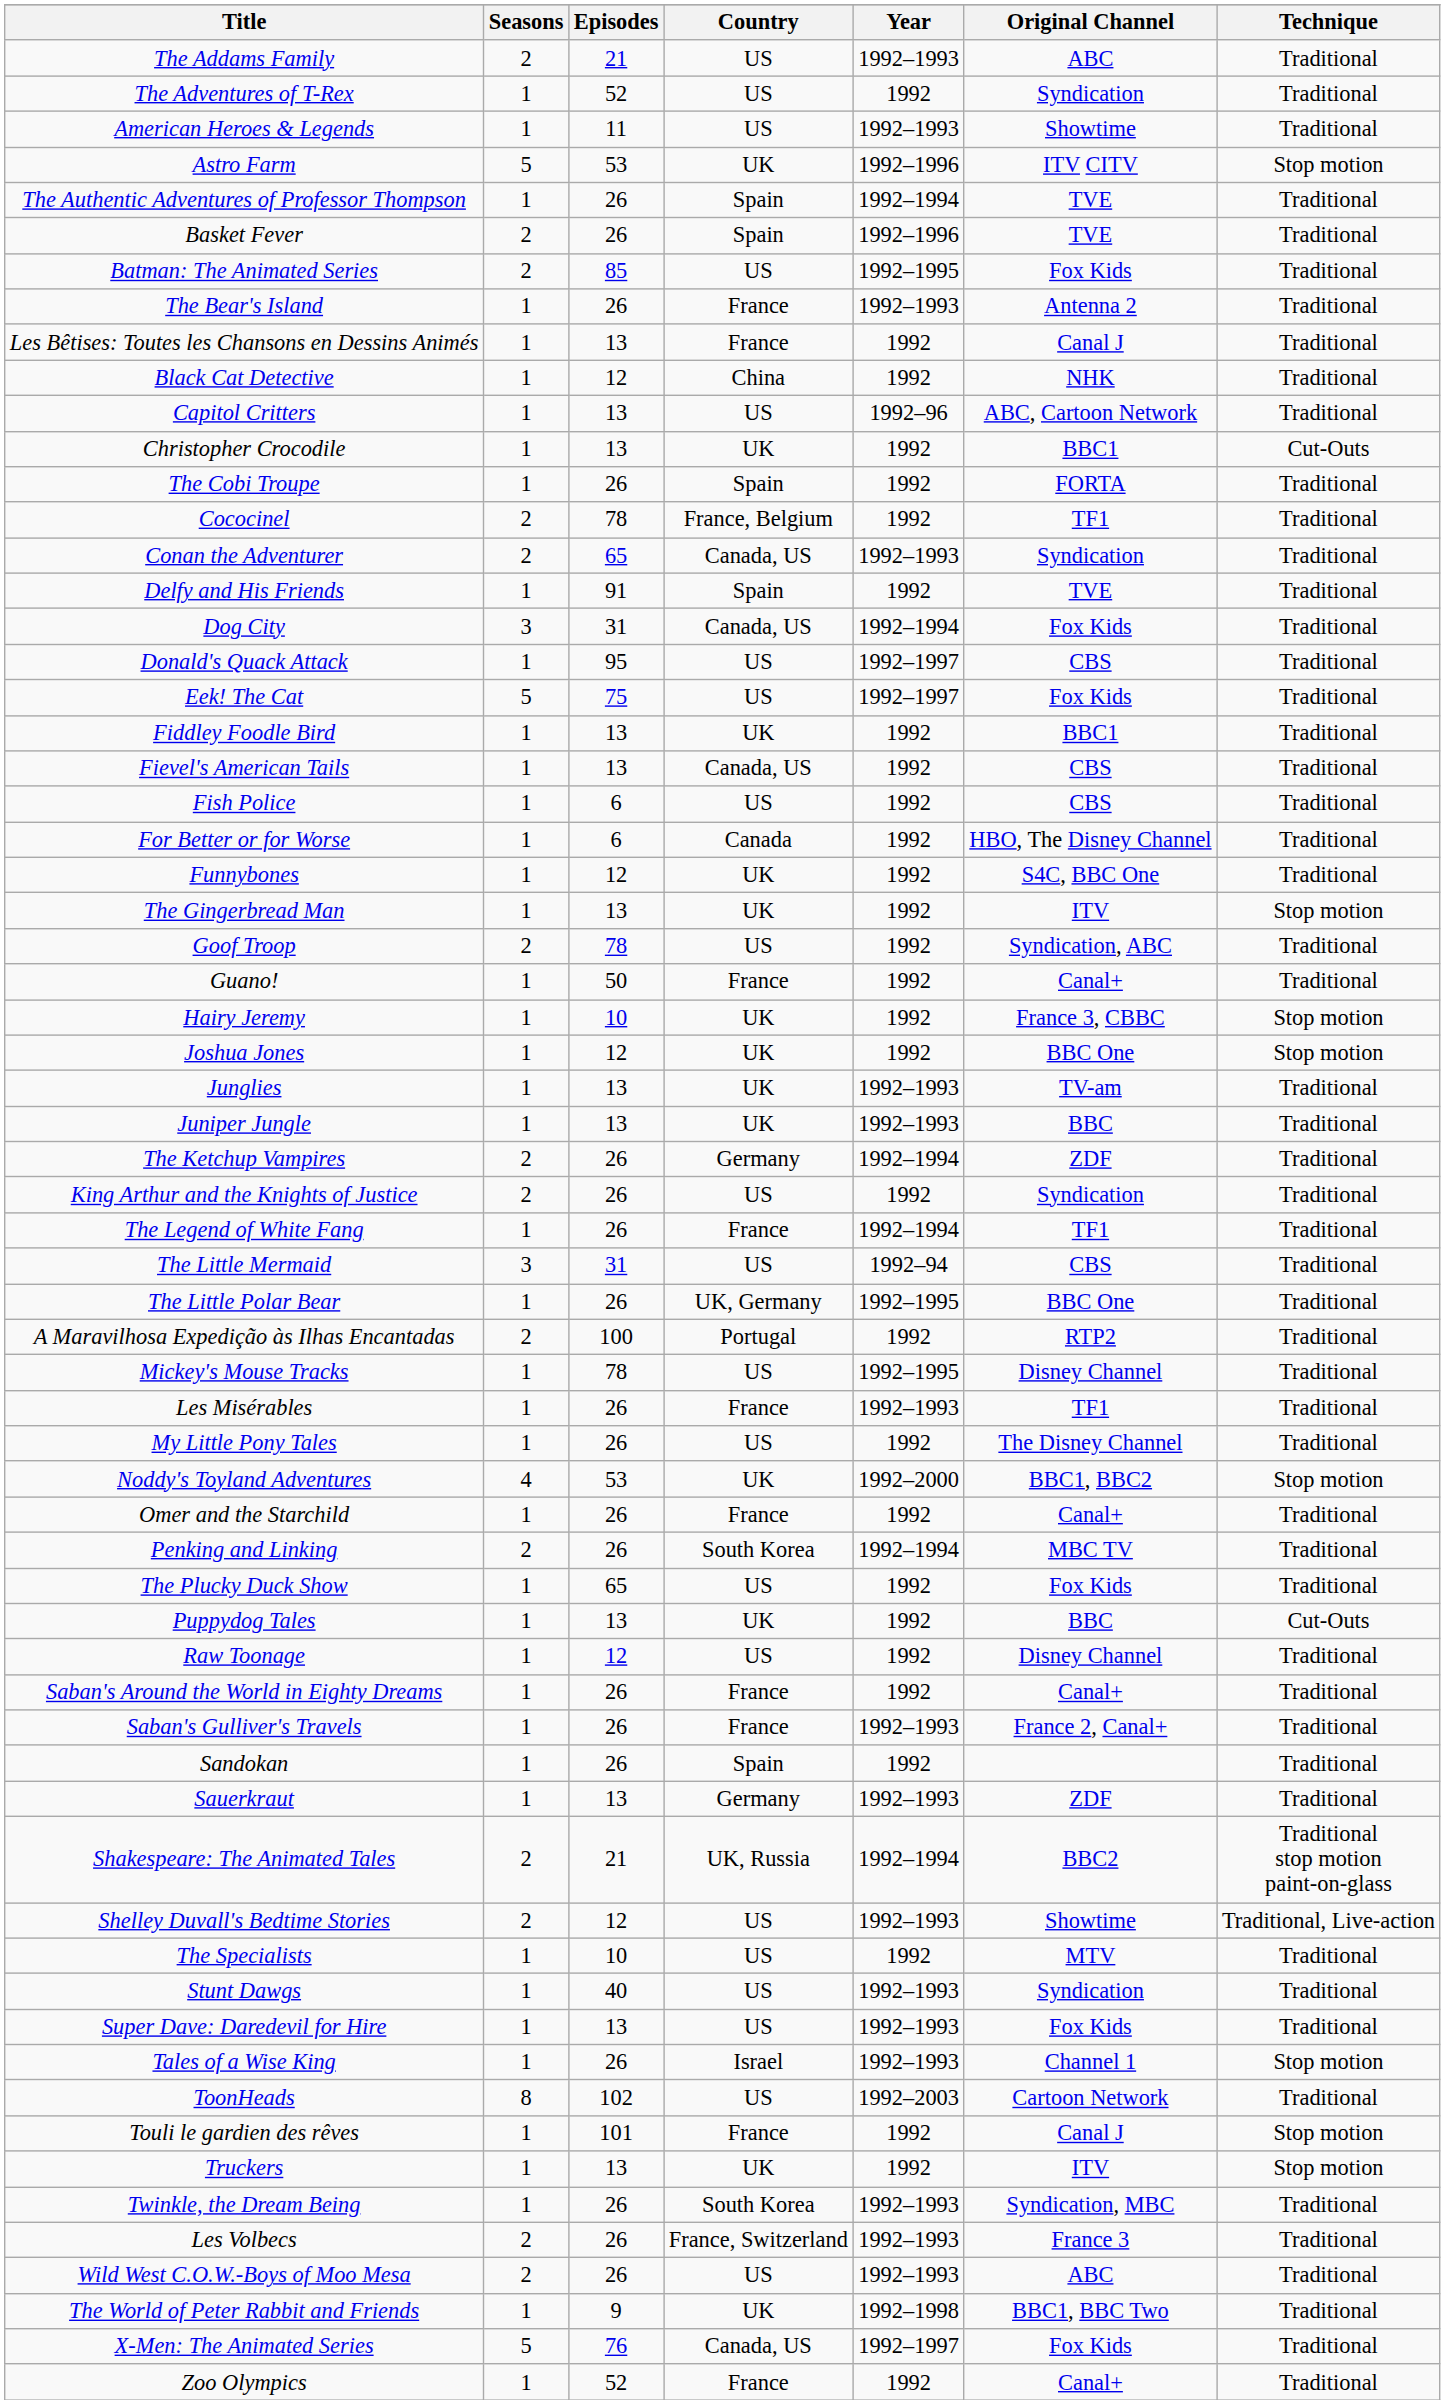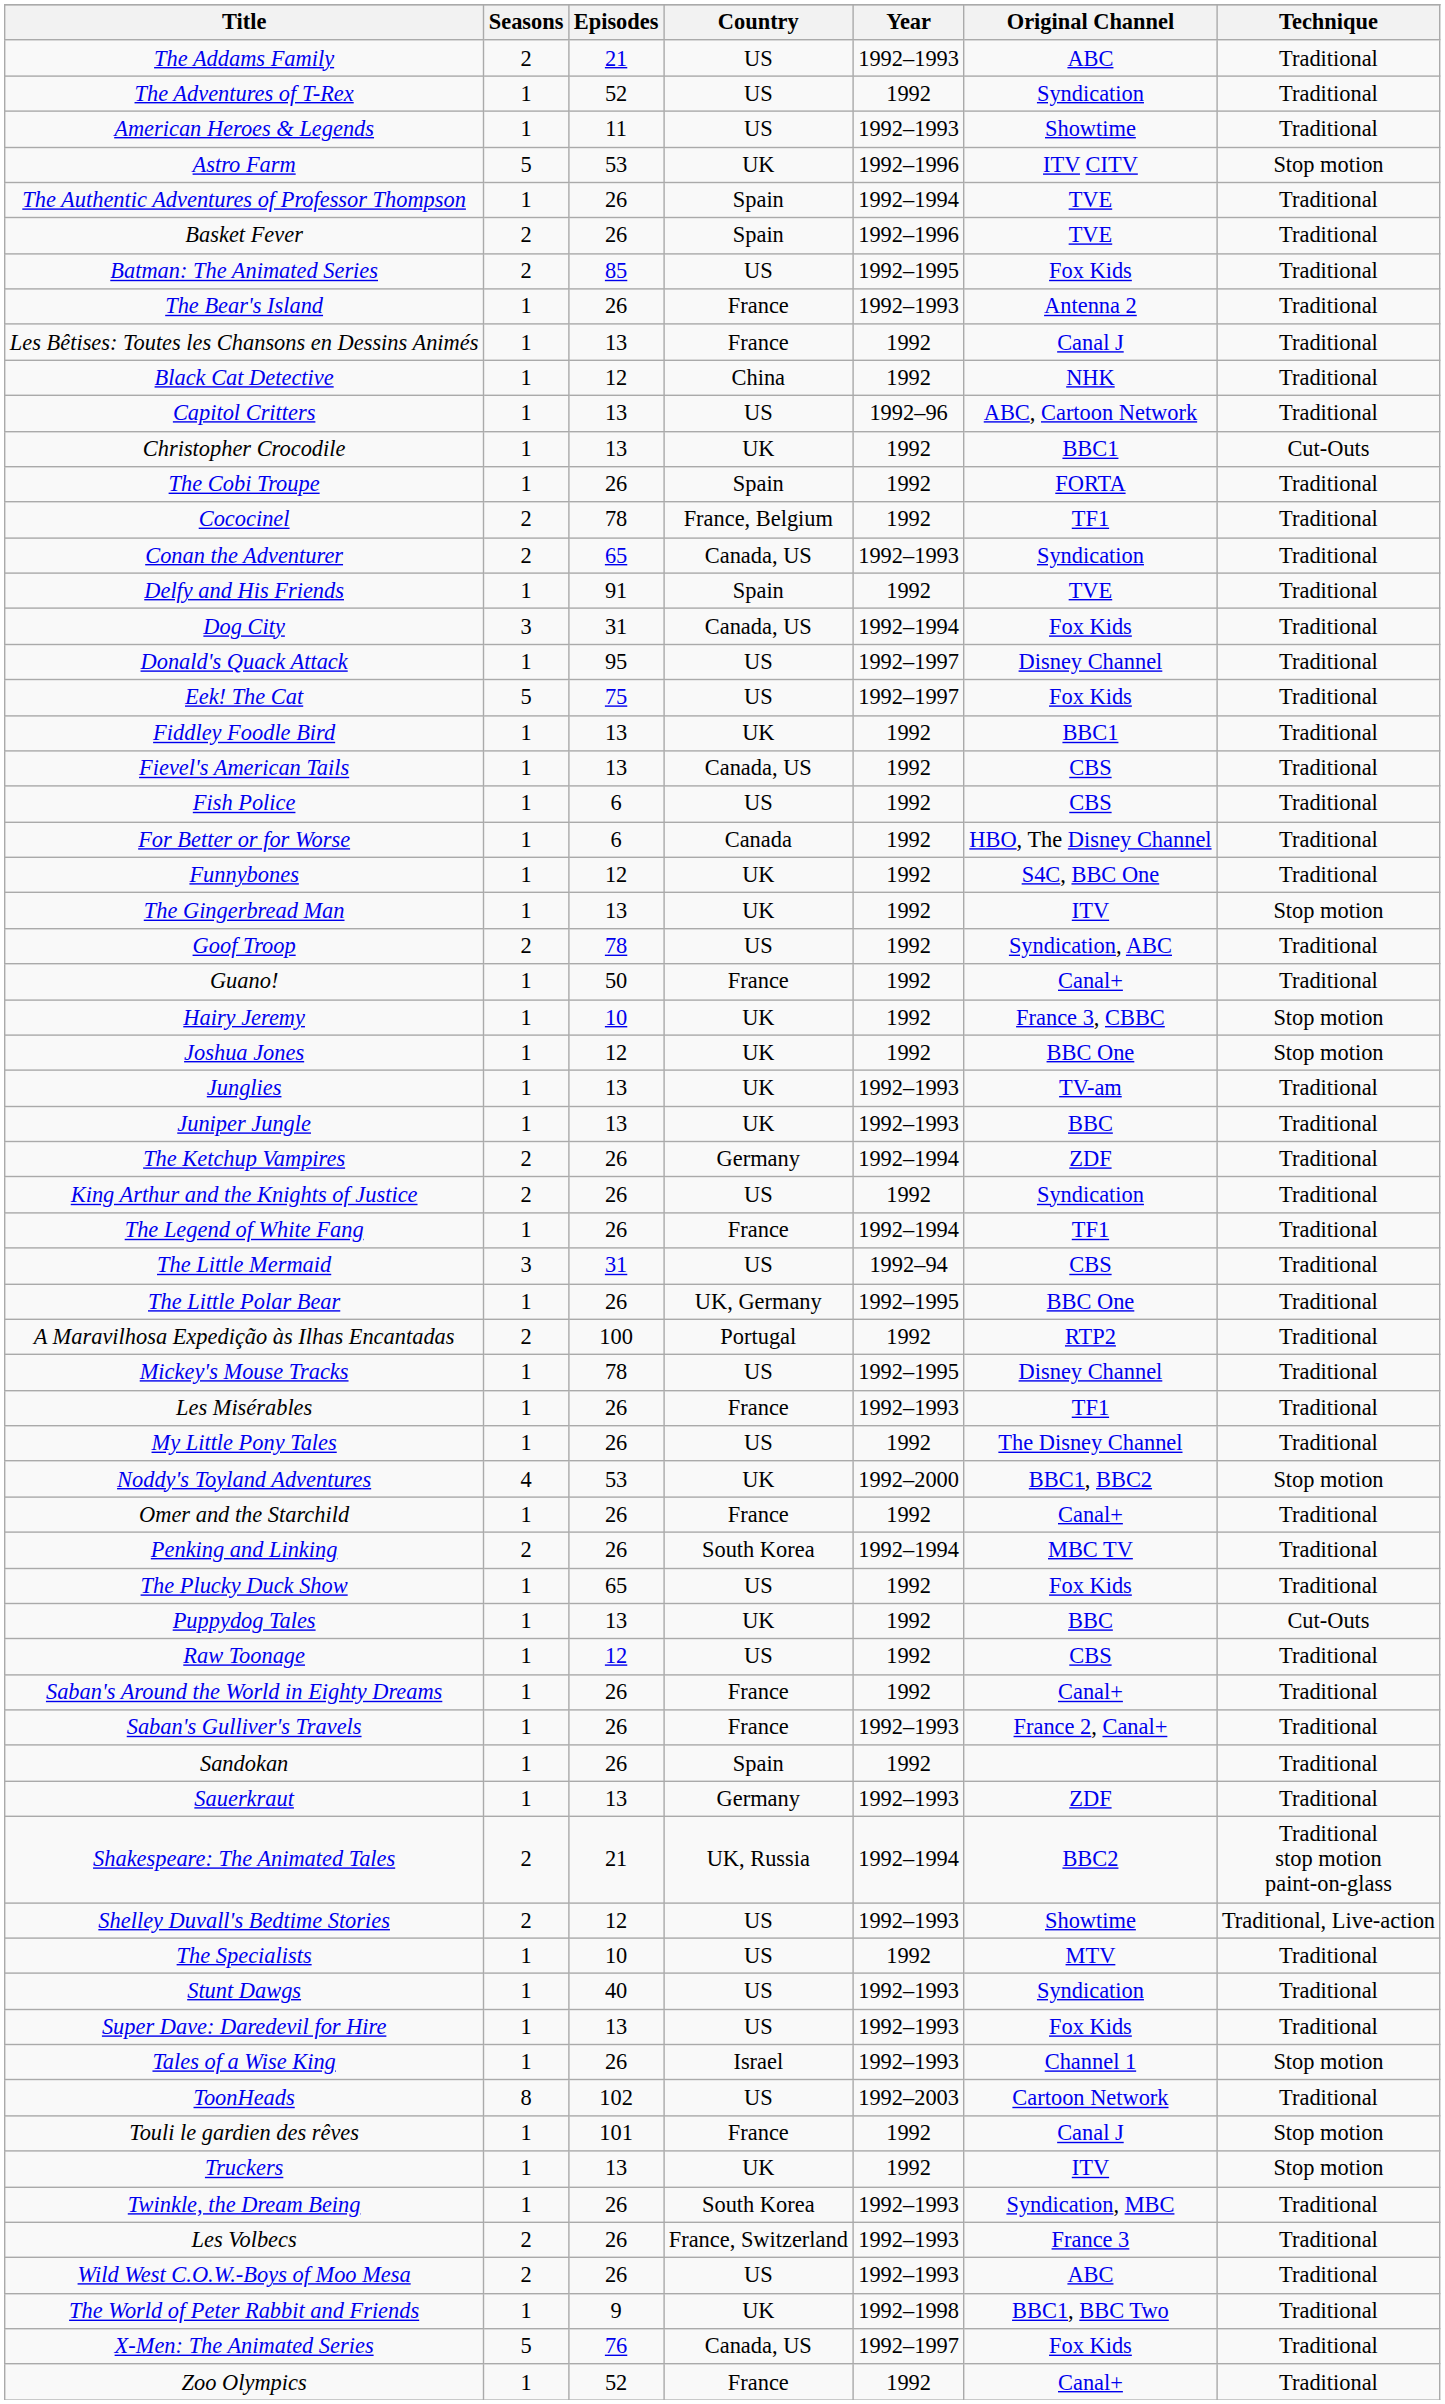(1090, 661) CBS -> (1090, 661) Disney Channel
(1090, 1656) Disney Channel -> (1090, 1656) CBS
